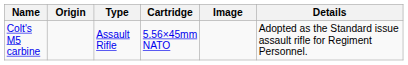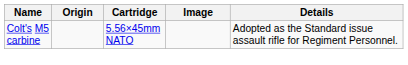- column: (117, 12)
